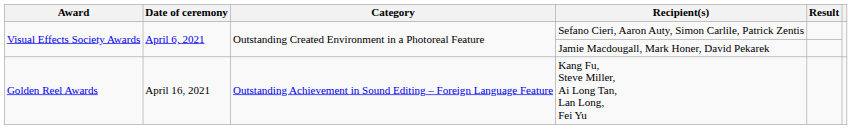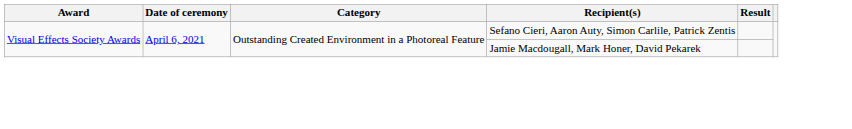- row: (588, 90)
